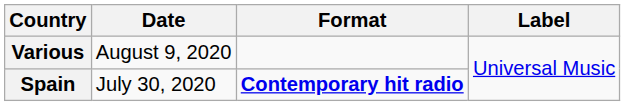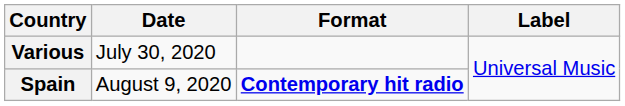(164, 52) August 9, 2020 -> (156, 52) July 30, 2020
(156, 84) July 30, 2020 -> (164, 84) August 9, 2020
